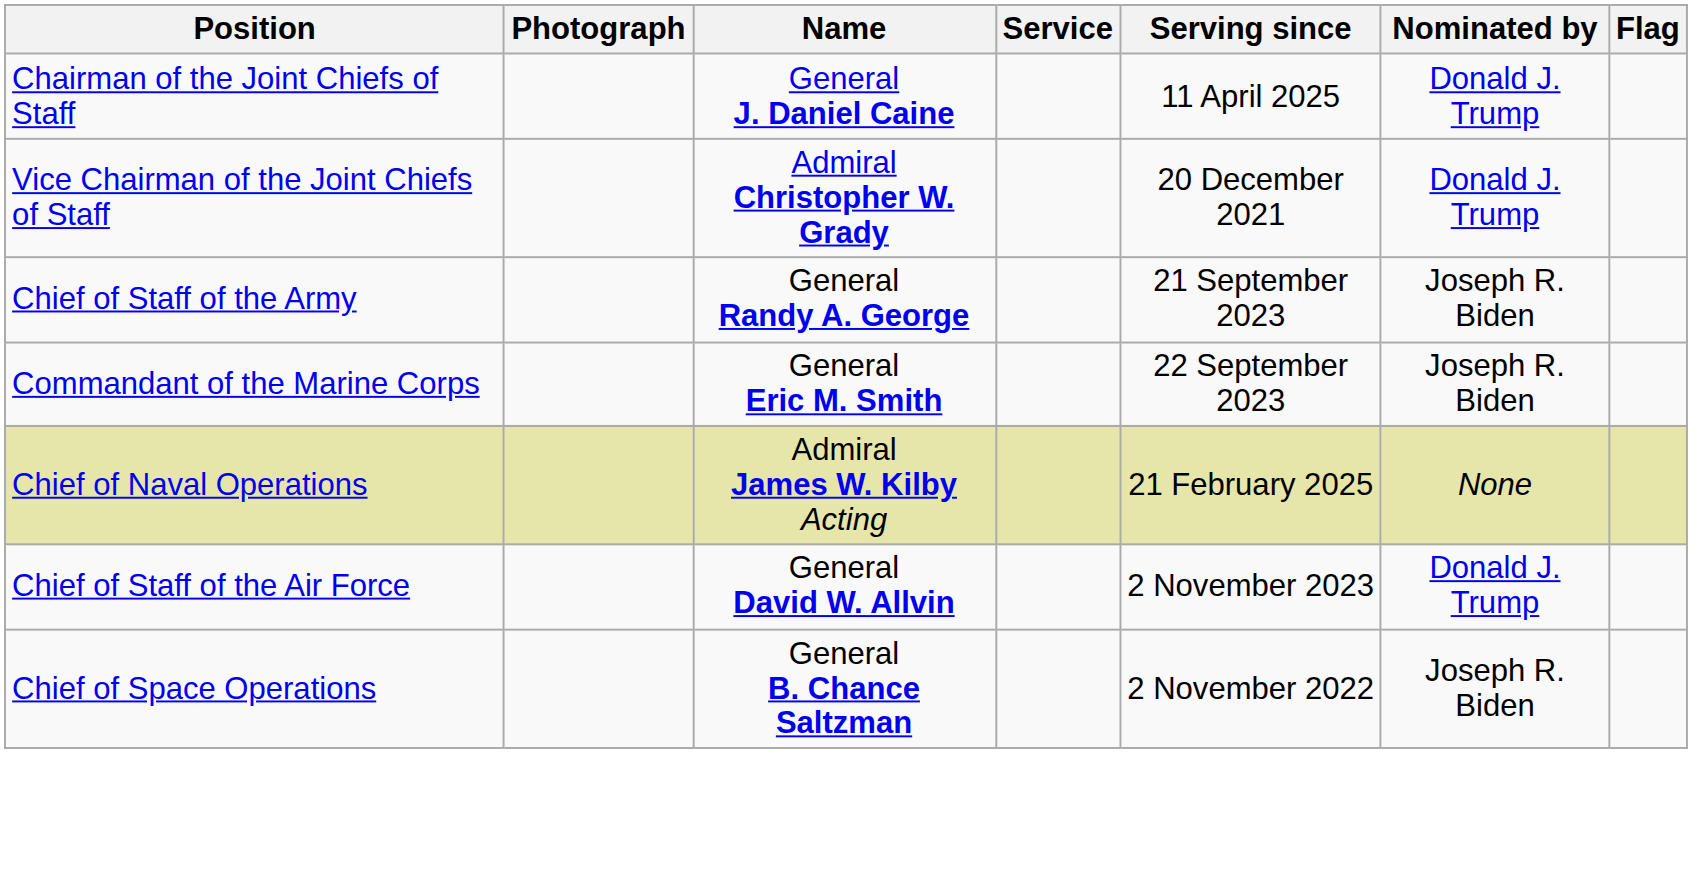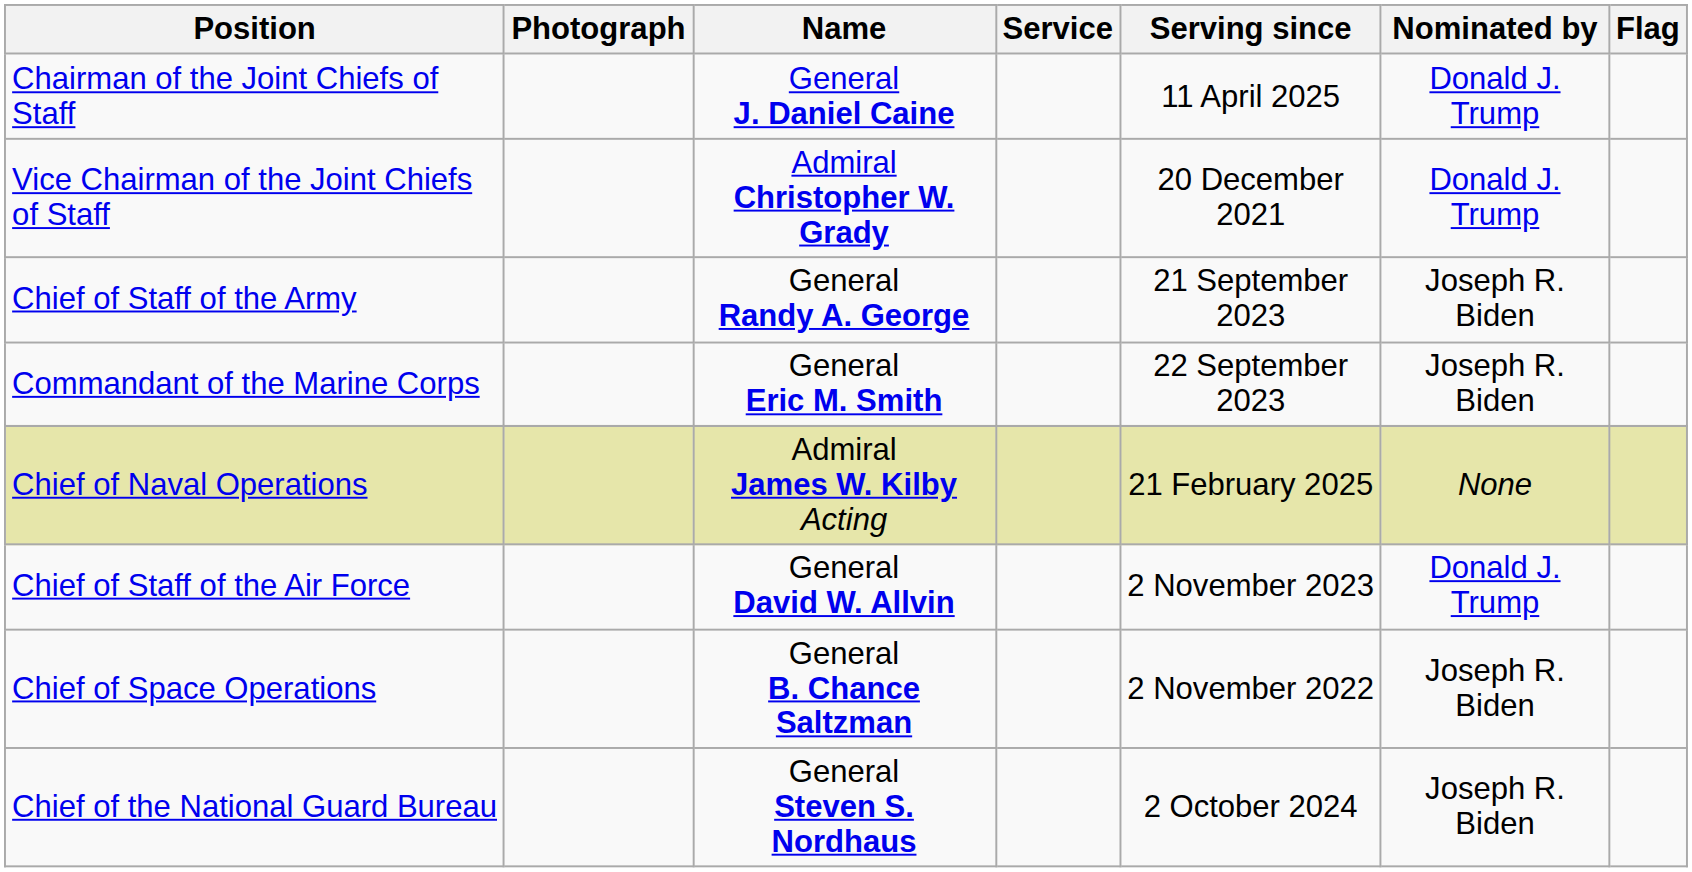+ row: (255, 807)
